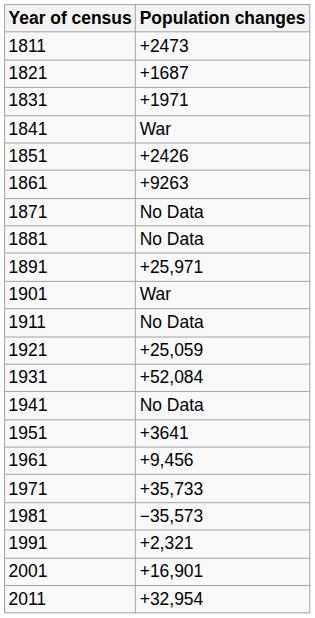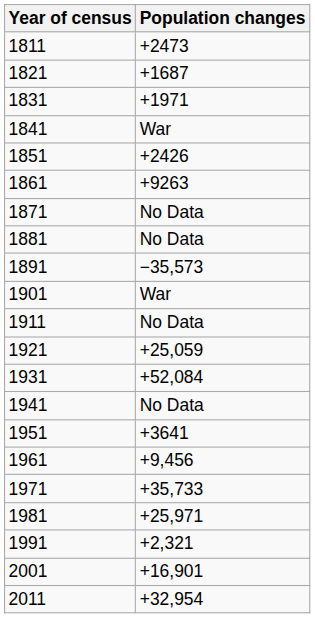(171, 267) +25,971 -> (171, 267) −35,573
(171, 516) −35,573 -> (171, 516) +25,971
